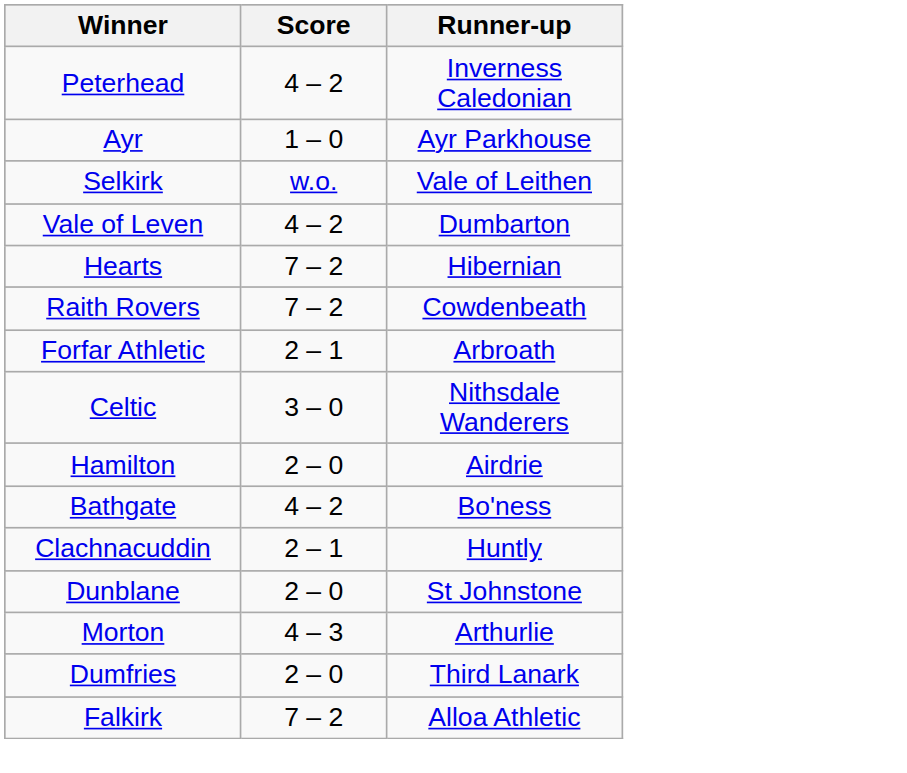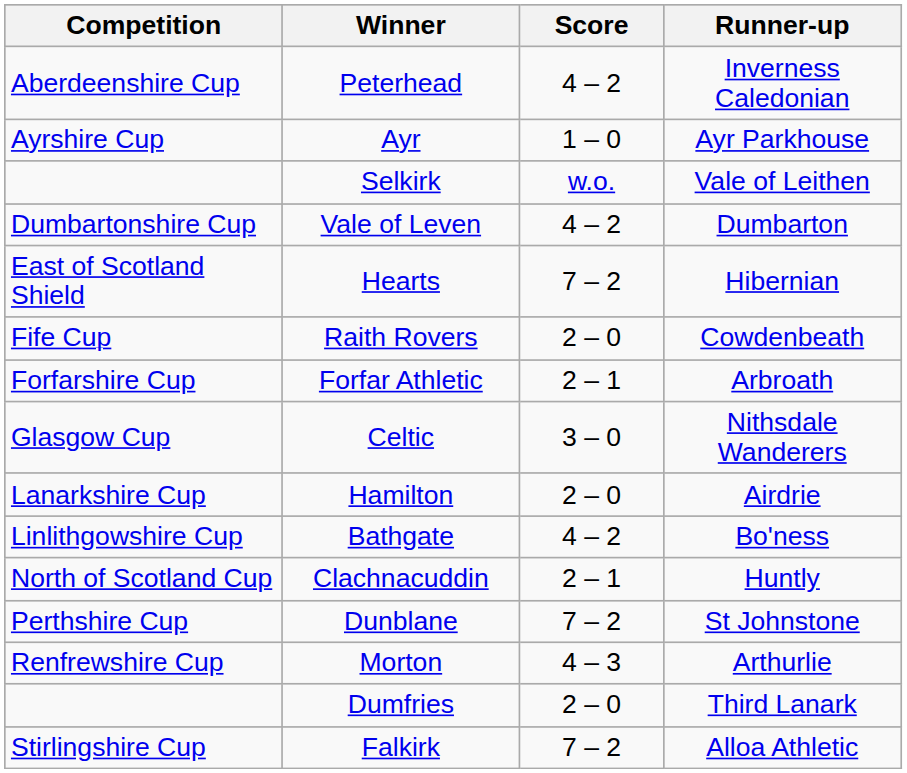+ column: (144, 25)
(314, 308) 7 – 2 -> (592, 338) 2 – 0
(314, 590) 2 – 0 -> (592, 620) 7 – 2
